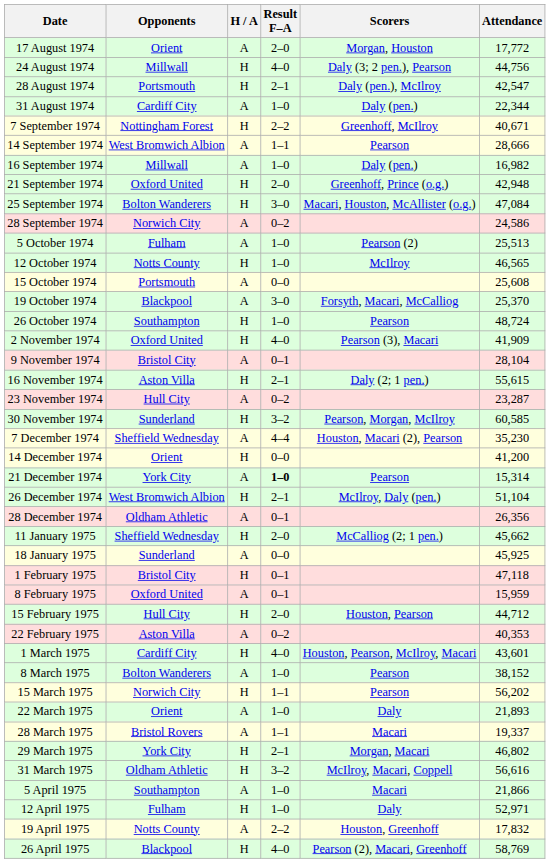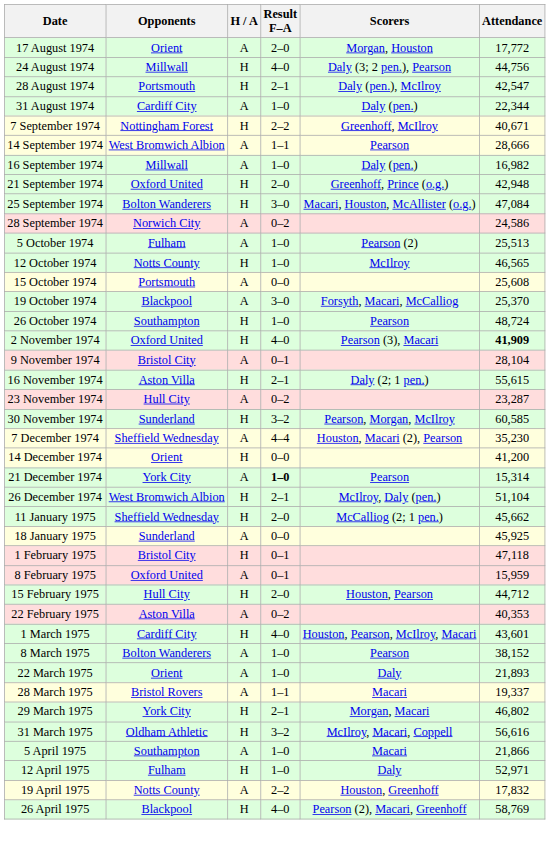(512, 340) normal -> (512, 340) bold
- row: (55, 516)
- row: (55, 692)
